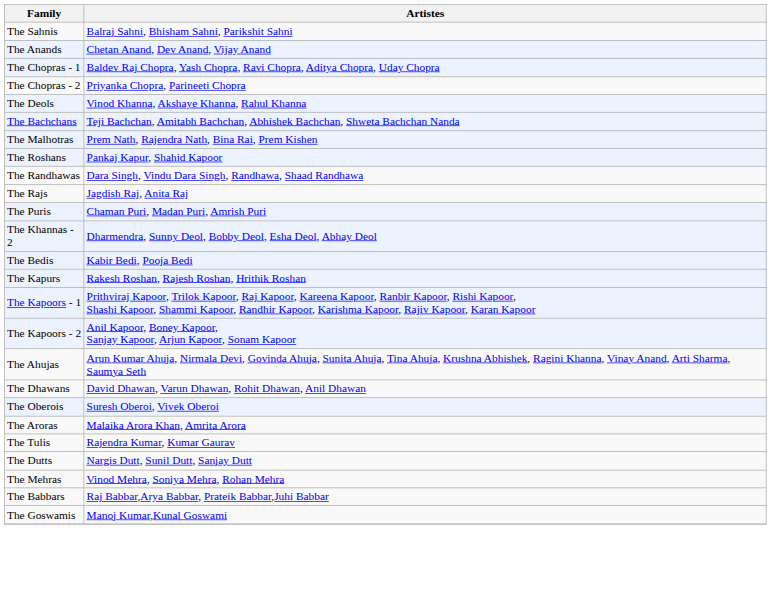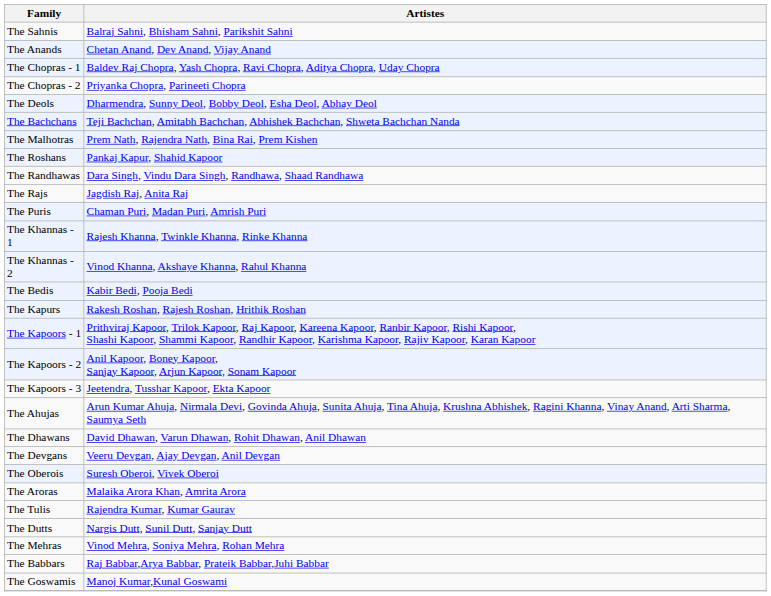(196, 103) Vinod Khanna, Akshaye Khanna, Rahul Khanna -> (232, 103) Dharmendra, Sunny Deol, Bobby Deol, Esha Deol, Abhay Deol
+ row: (40, 236)
(232, 236) Dharmendra, Sunny Deol, Bobby Deol, Esha Deol, Abhay Deol -> (196, 266) Vinod Khanna, Akshaye Khanna, Rahul Khanna
+ row: (44, 388)
+ row: (37, 455)
